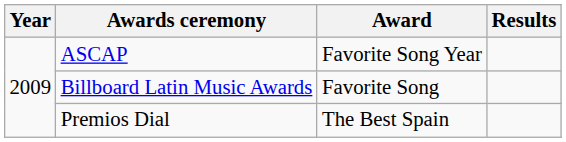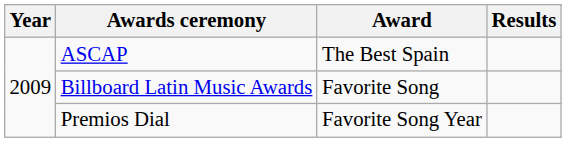(402, 53) Favorite Song Year -> (385, 53) The Best Spain
(385, 119) The Best Spain -> (402, 119) Favorite Song Year
